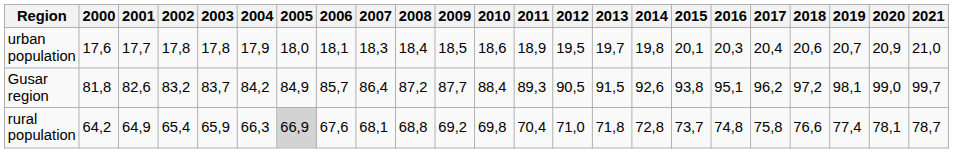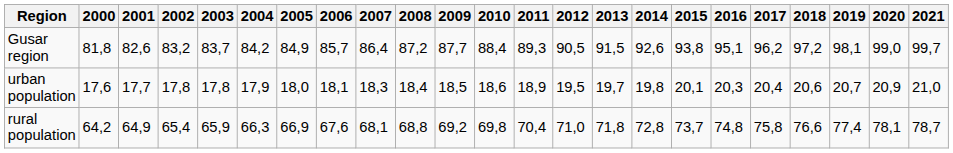rows swapped: (28, 87) <-> (42, 47)
(295, 127) lightgrey background -> (295, 127) no background
